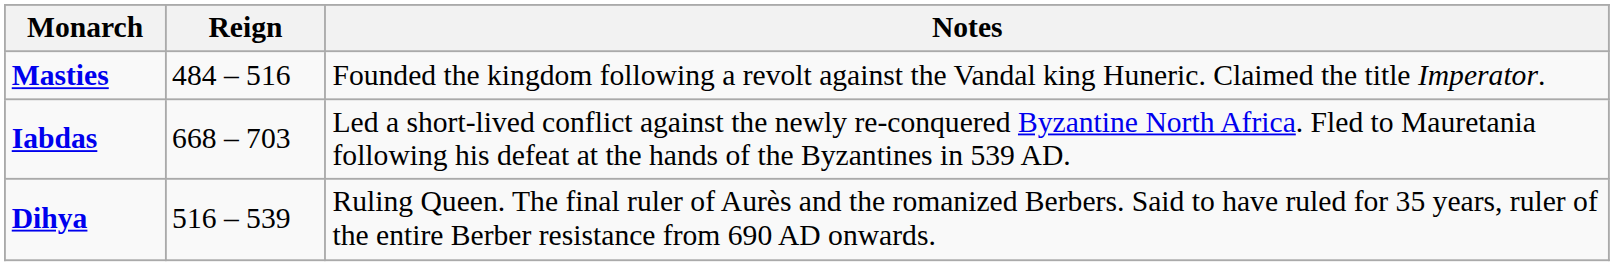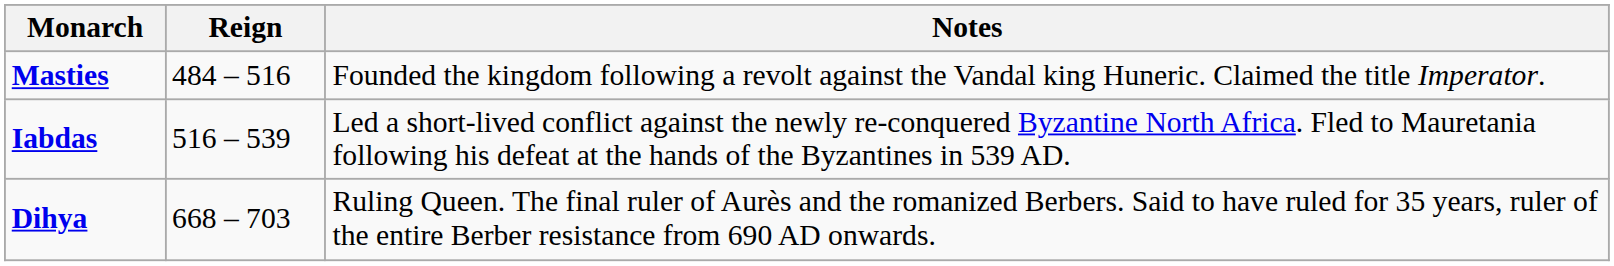(231, 138) 668 – 703 -> (231, 138) 516 – 539
(231, 218) 516 – 539 -> (231, 218) 668 – 703
